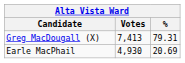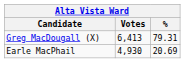(130, 38) 7,413 -> (130, 38) 6,413
